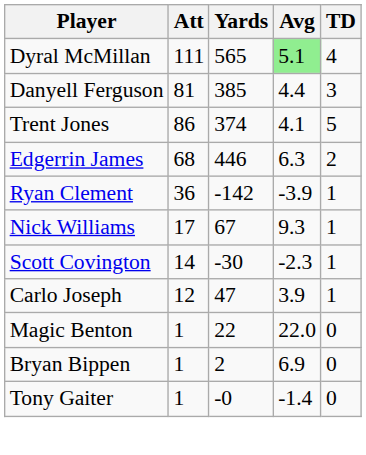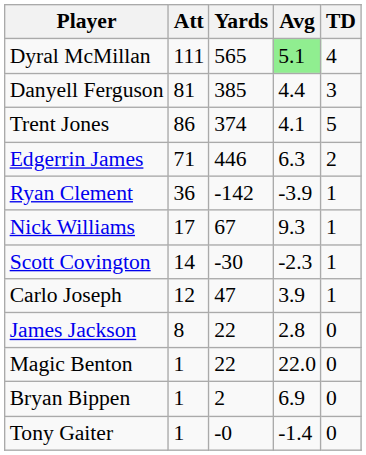(184, 158) 68 -> (184, 158) 71
+ row: (73, 329)
